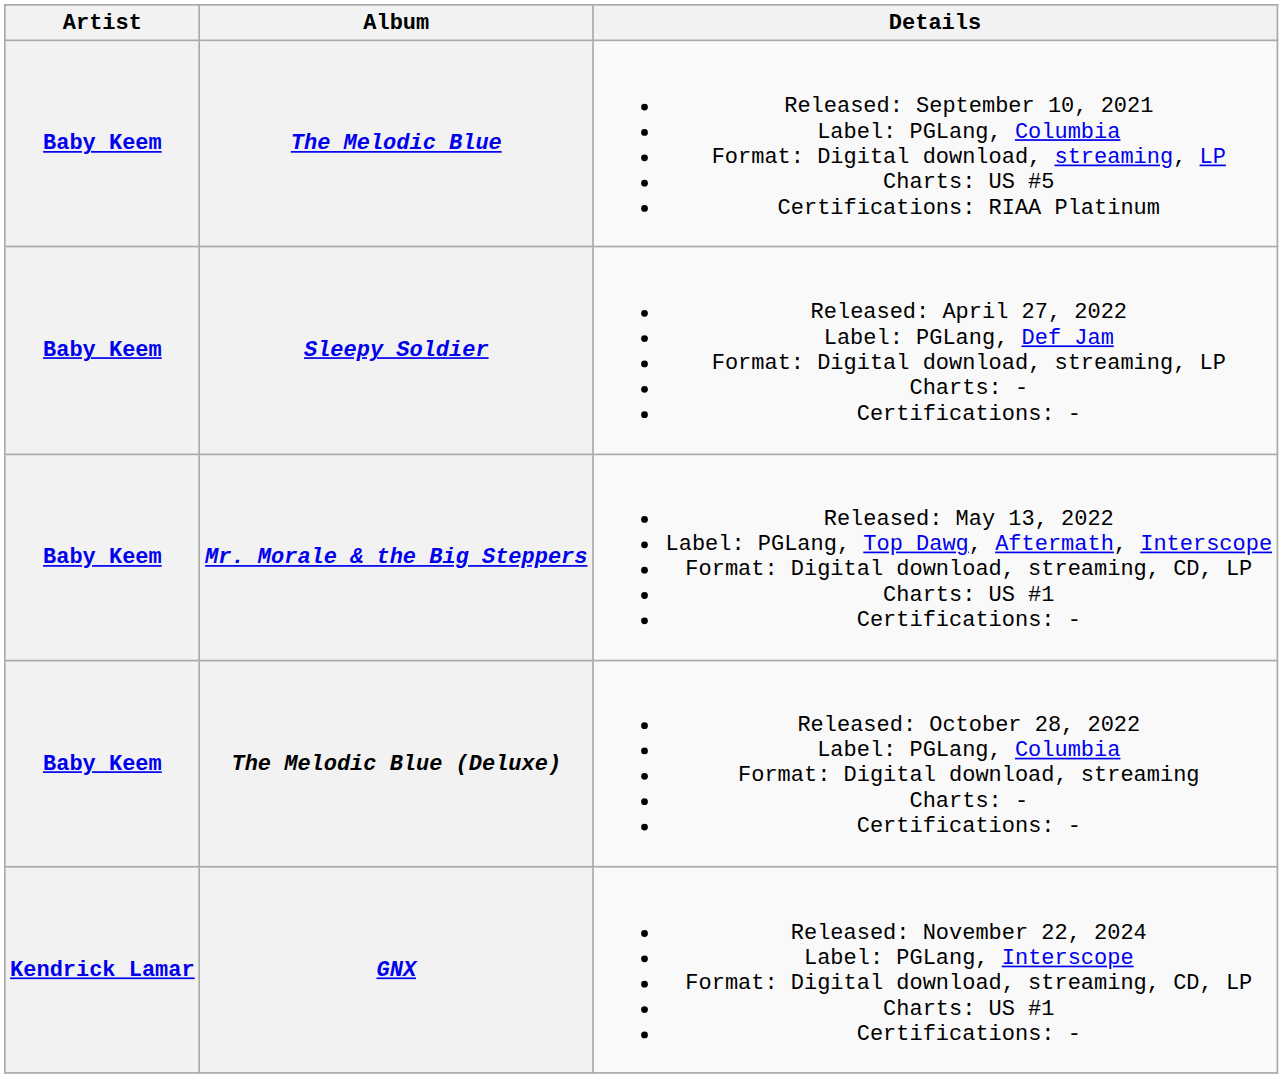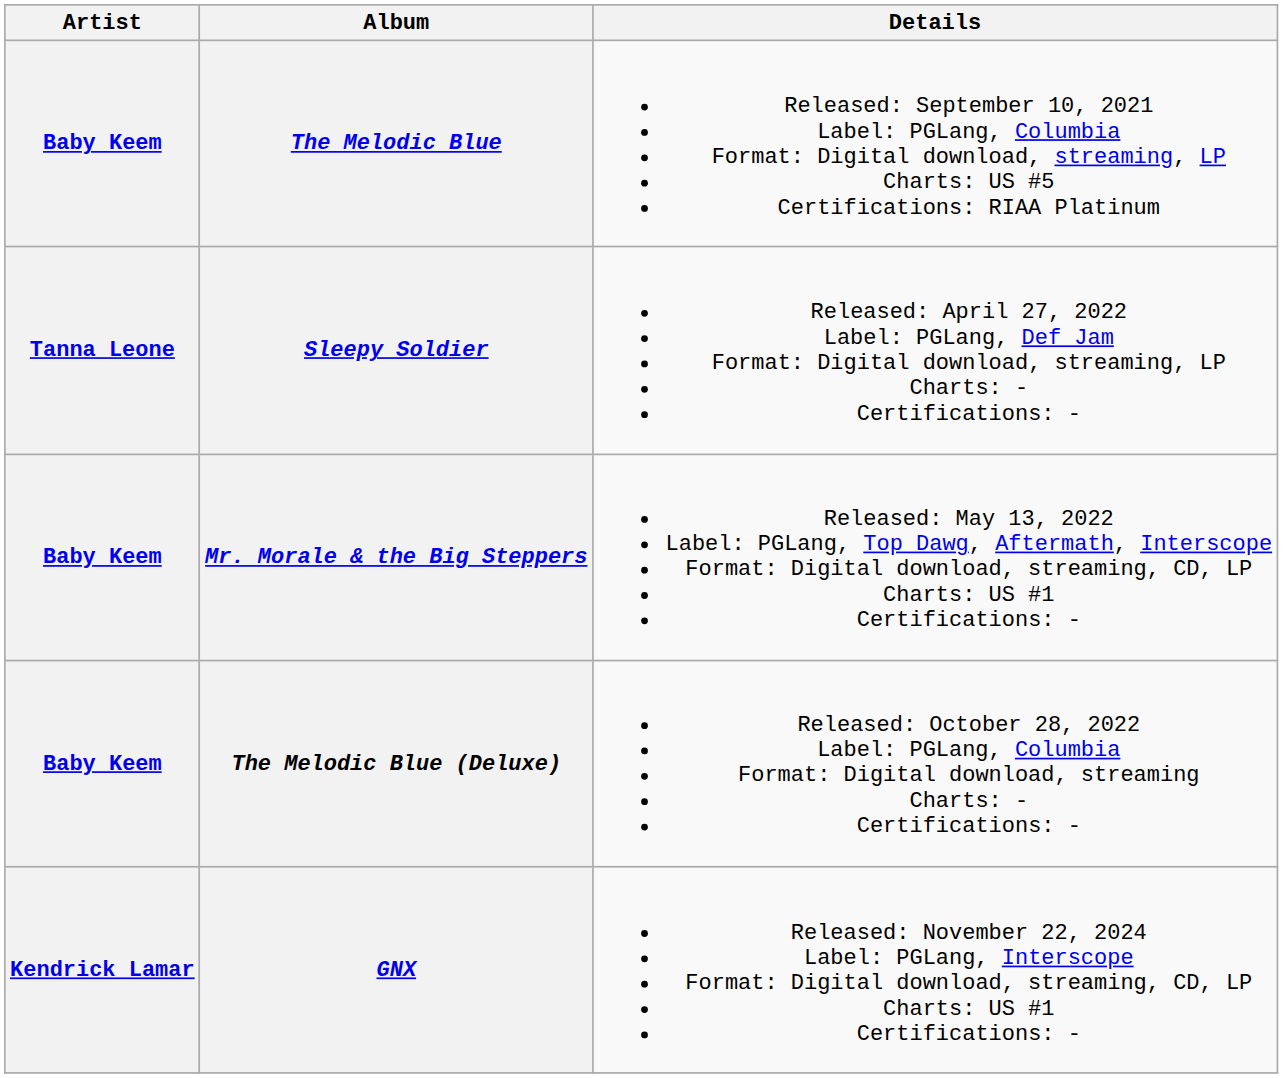(102, 350) Baby Keem -> (102, 350) Tanna Leone
